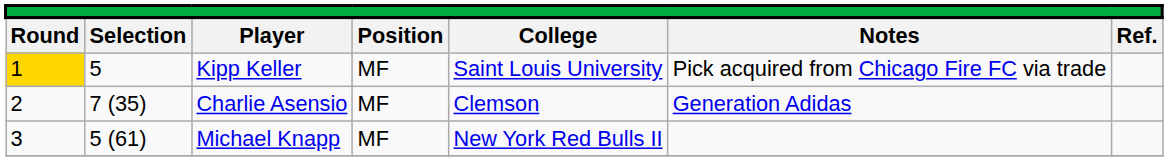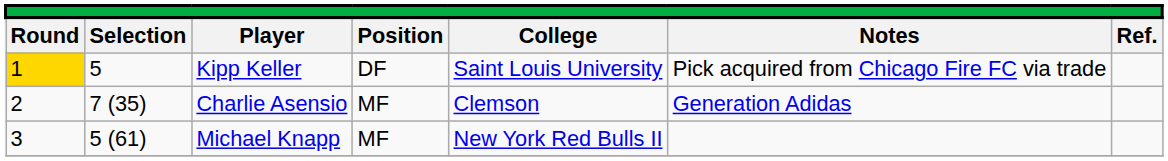(373, 70) MF -> (372, 70) DF
